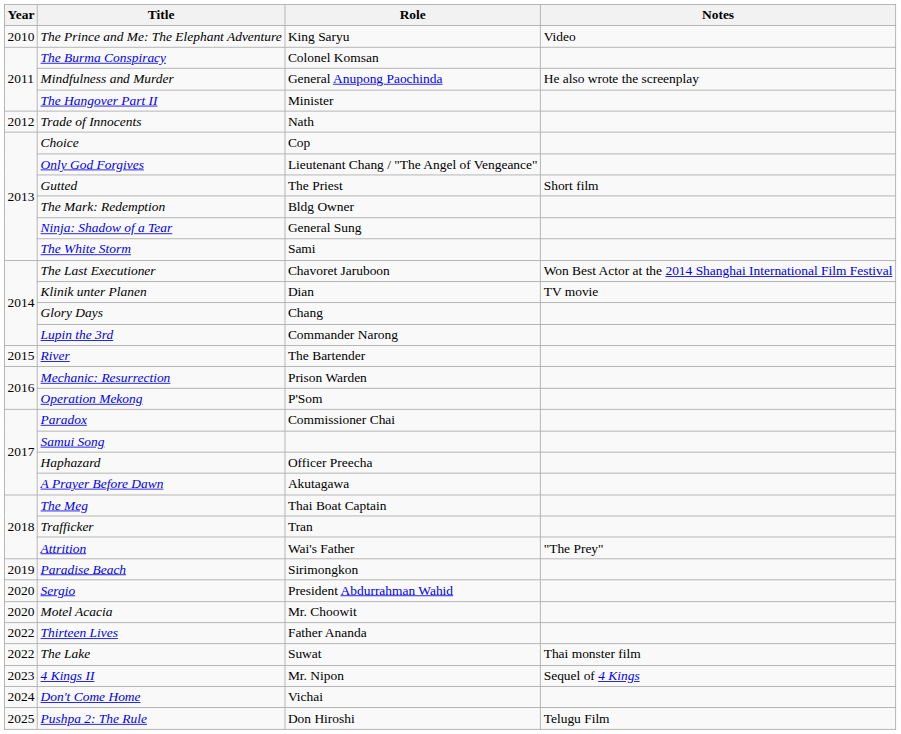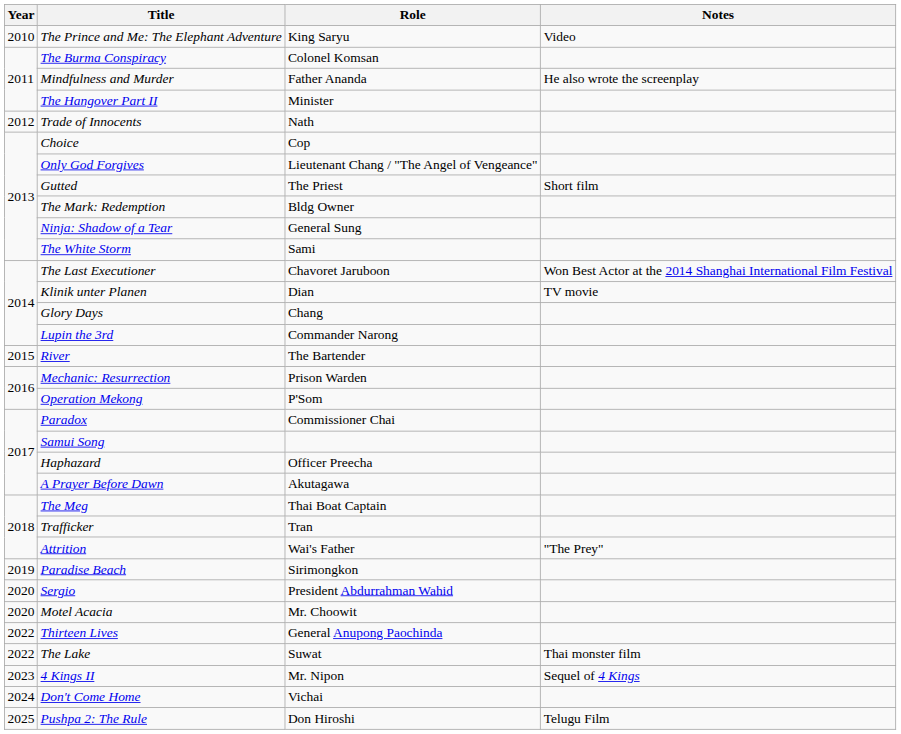(365, 79) General Anupong Paochinda -> (327, 79) Father Ananda
(327, 633) Father Ananda -> (365, 633) General Anupong Paochinda
